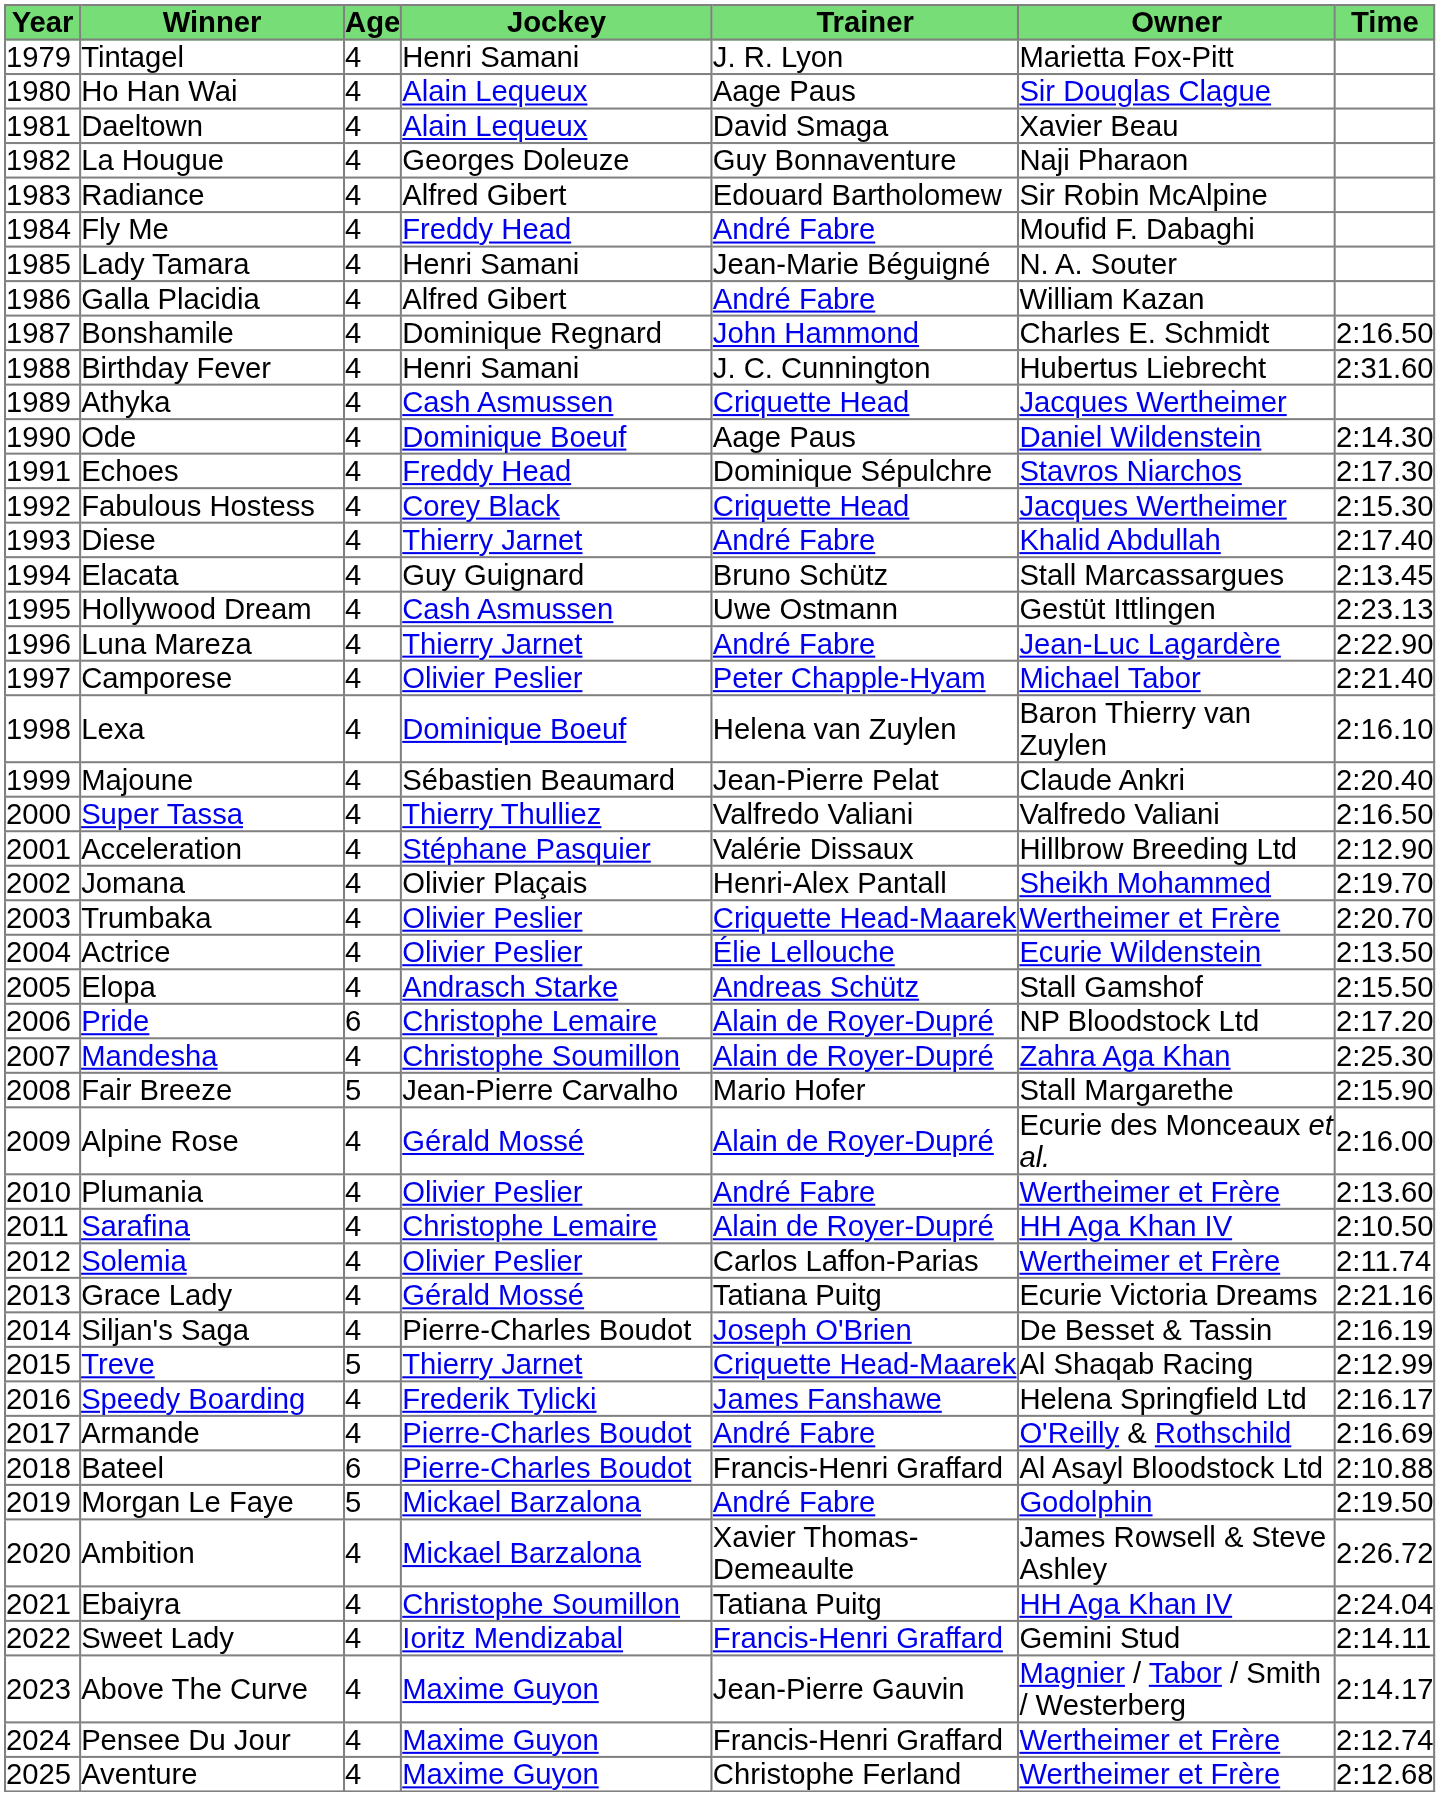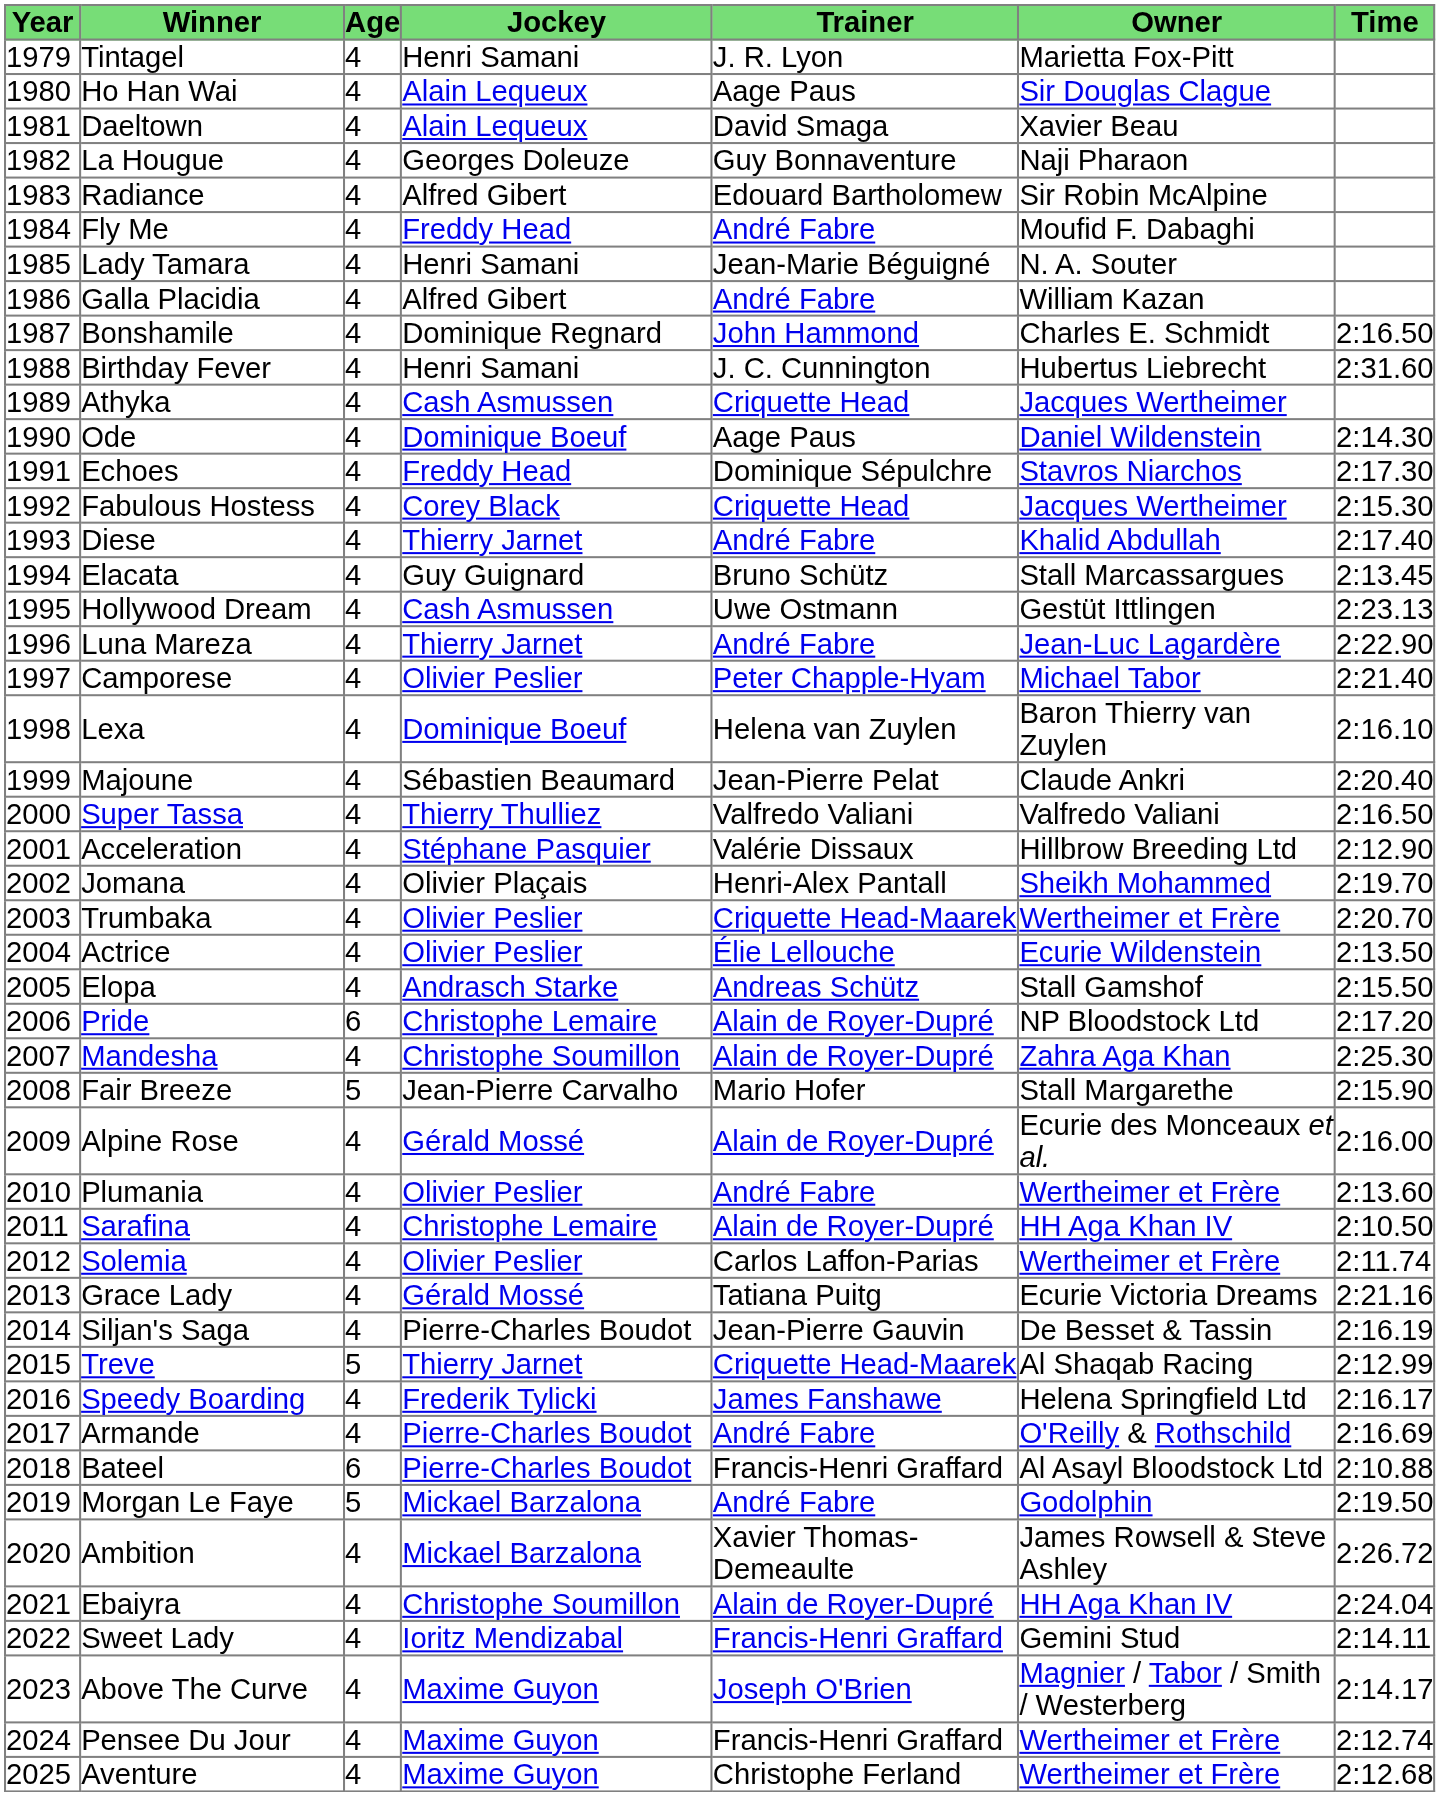(812, 1330) Joseph O'Brien -> (839, 1330) Jean-Pierre Gauvin
(797, 1604) Tatiana Puitg -> (853, 1604) Alain de Royer-Dupré
(839, 1689) Jean-Pierre Gauvin -> (812, 1689) Joseph O'Brien
